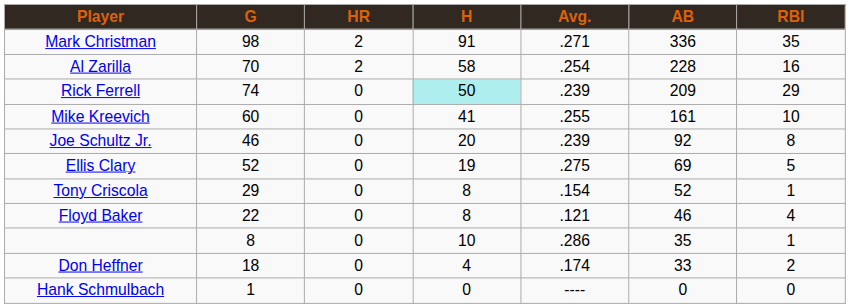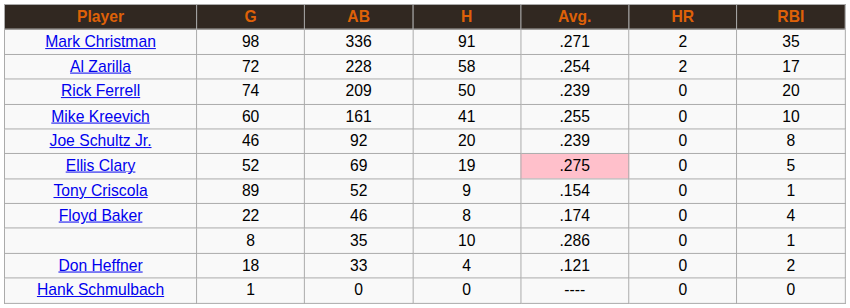columns swapped: (683, 16) <-> (359, 16)
(251, 66) 70 -> (251, 66) 72
(791, 66) 16 -> (791, 66) 17
(467, 91) paleturquoise background -> (467, 91) no background
(791, 91) 29 -> (791, 91) 20
(575, 166) no background -> (575, 166) pink background
(251, 191) 29 -> (251, 191) 89
(467, 191) 8 -> (467, 191) 9
(575, 215) .121 -> (575, 215) .174
(575, 265) .174 -> (575, 265) .121
